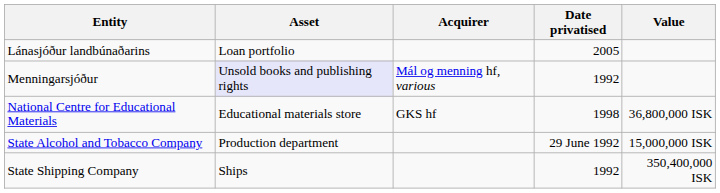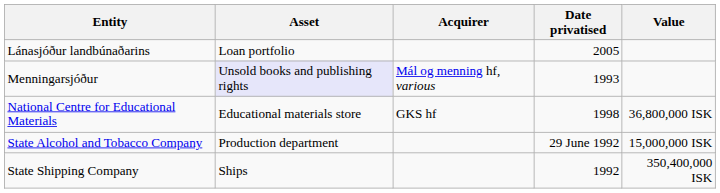(606, 78) 1992 -> (606, 78) 1993
